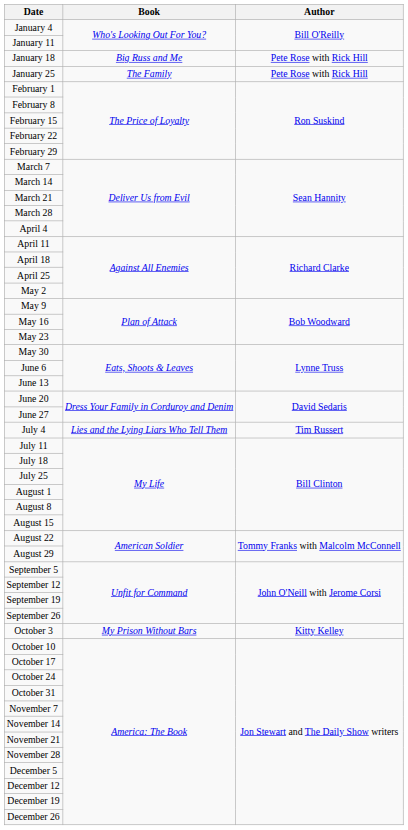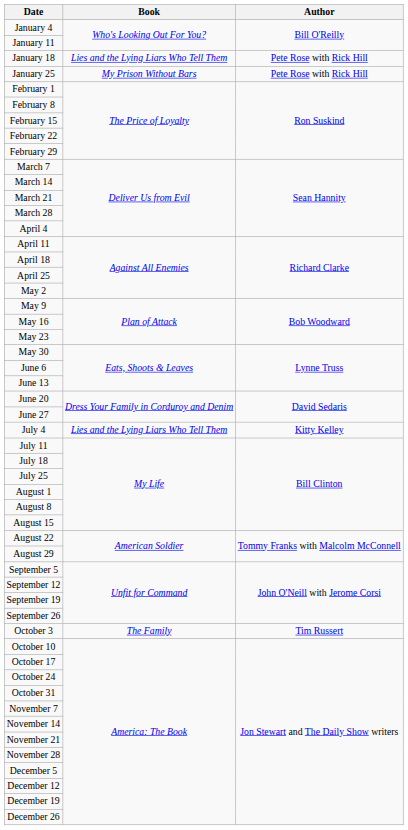(149, 58) Big Russ and Me -> (149, 58) Lies and the Lying Liars Who Tell Them
(149, 74) The Family -> (149, 74) My Prison Without Bars
(319, 430) Tim Russert -> (319, 430) Kitty Kelley
(149, 631) My Prison Without Bars -> (149, 631) The Family
(319, 631) Kitty Kelley -> (319, 631) Tim Russert
